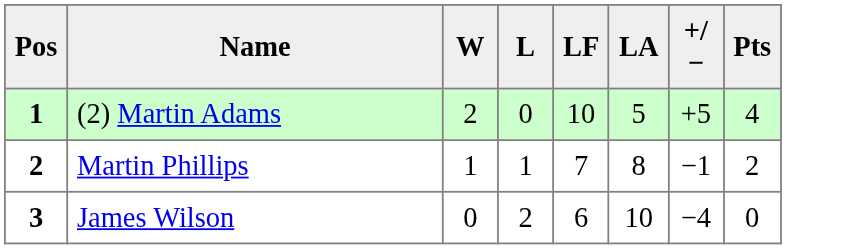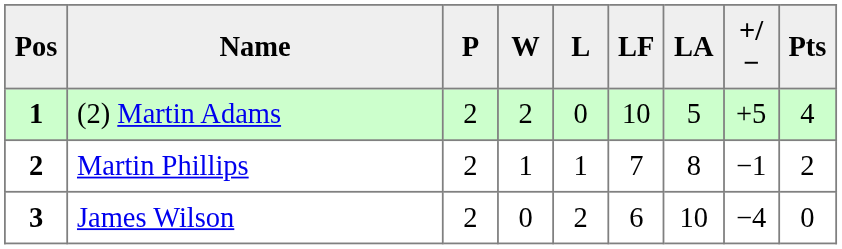+ column: (470, 46)
